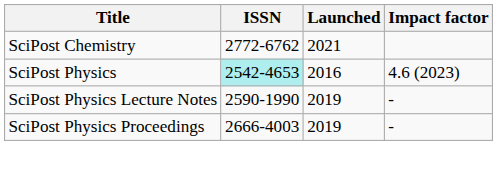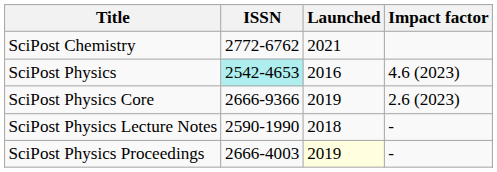+ row: (81, 99)
(324, 99) 2019 -> (324, 126) 2018
(324, 126) no background -> (324, 153) lightyellow background
